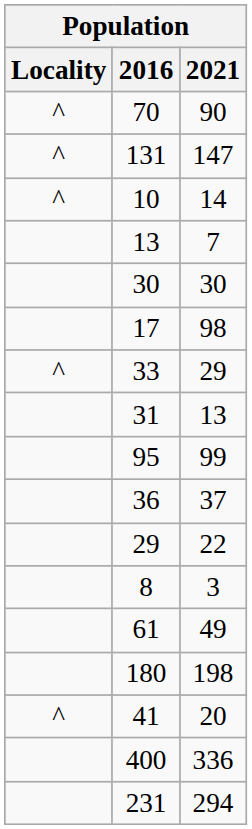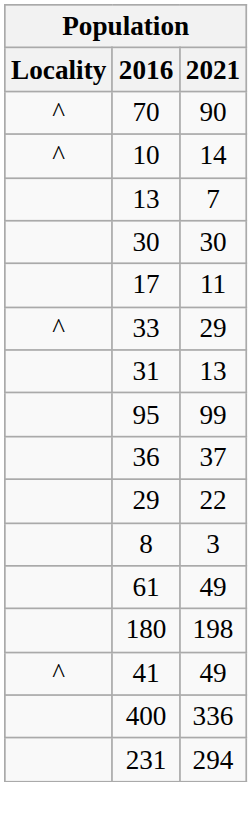- row: (146, 155)
(213, 328) 98 -> (213, 284) 11
(213, 716) 20 -> (213, 673) 49
